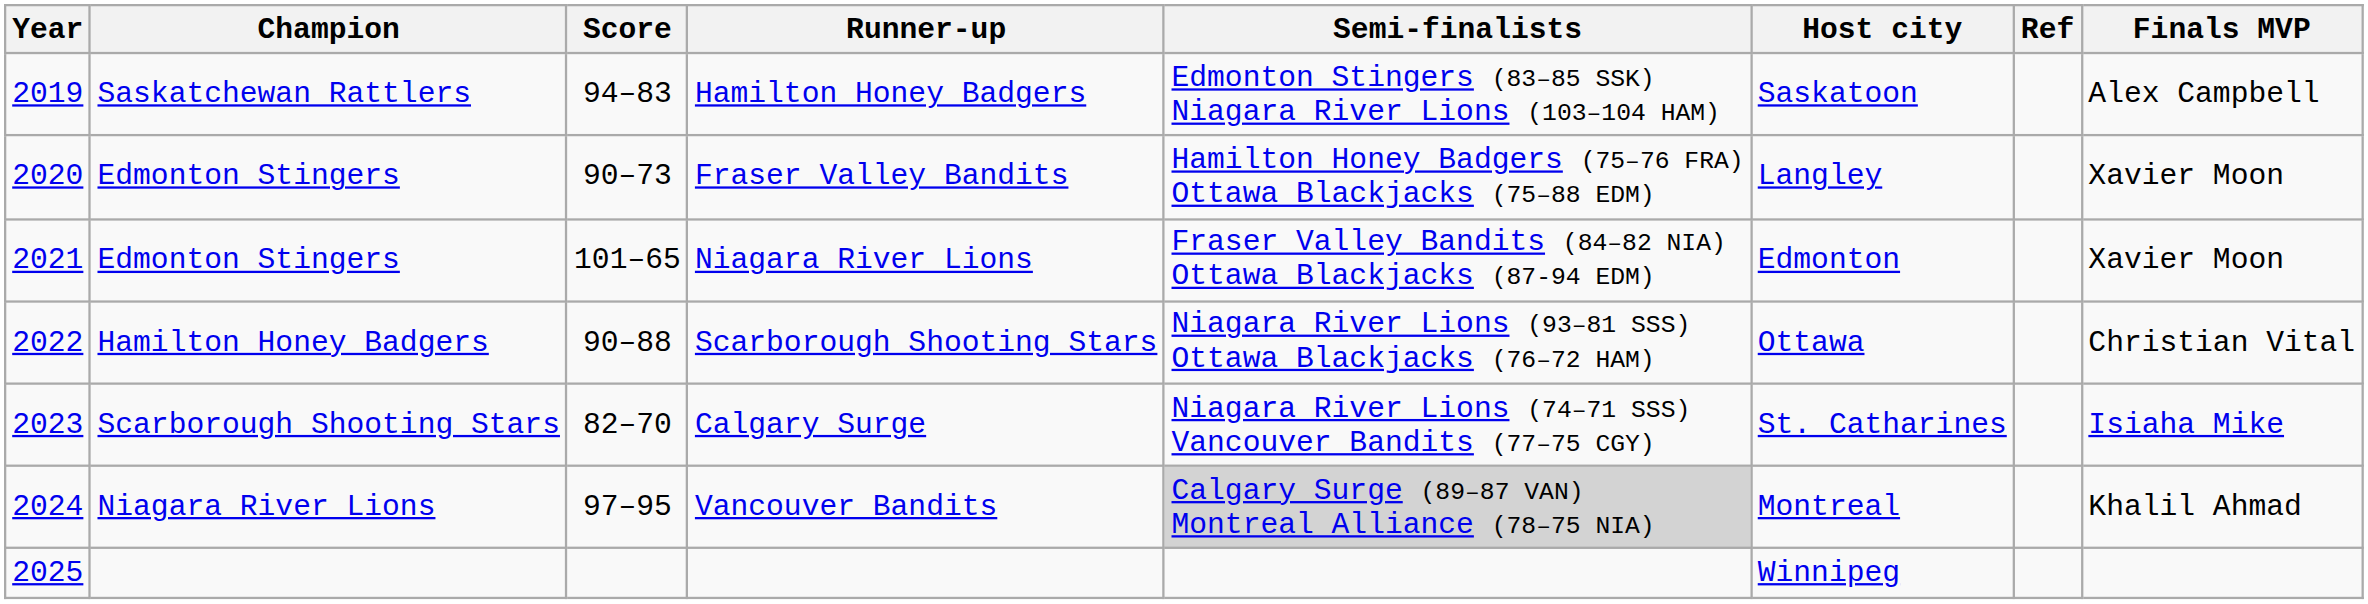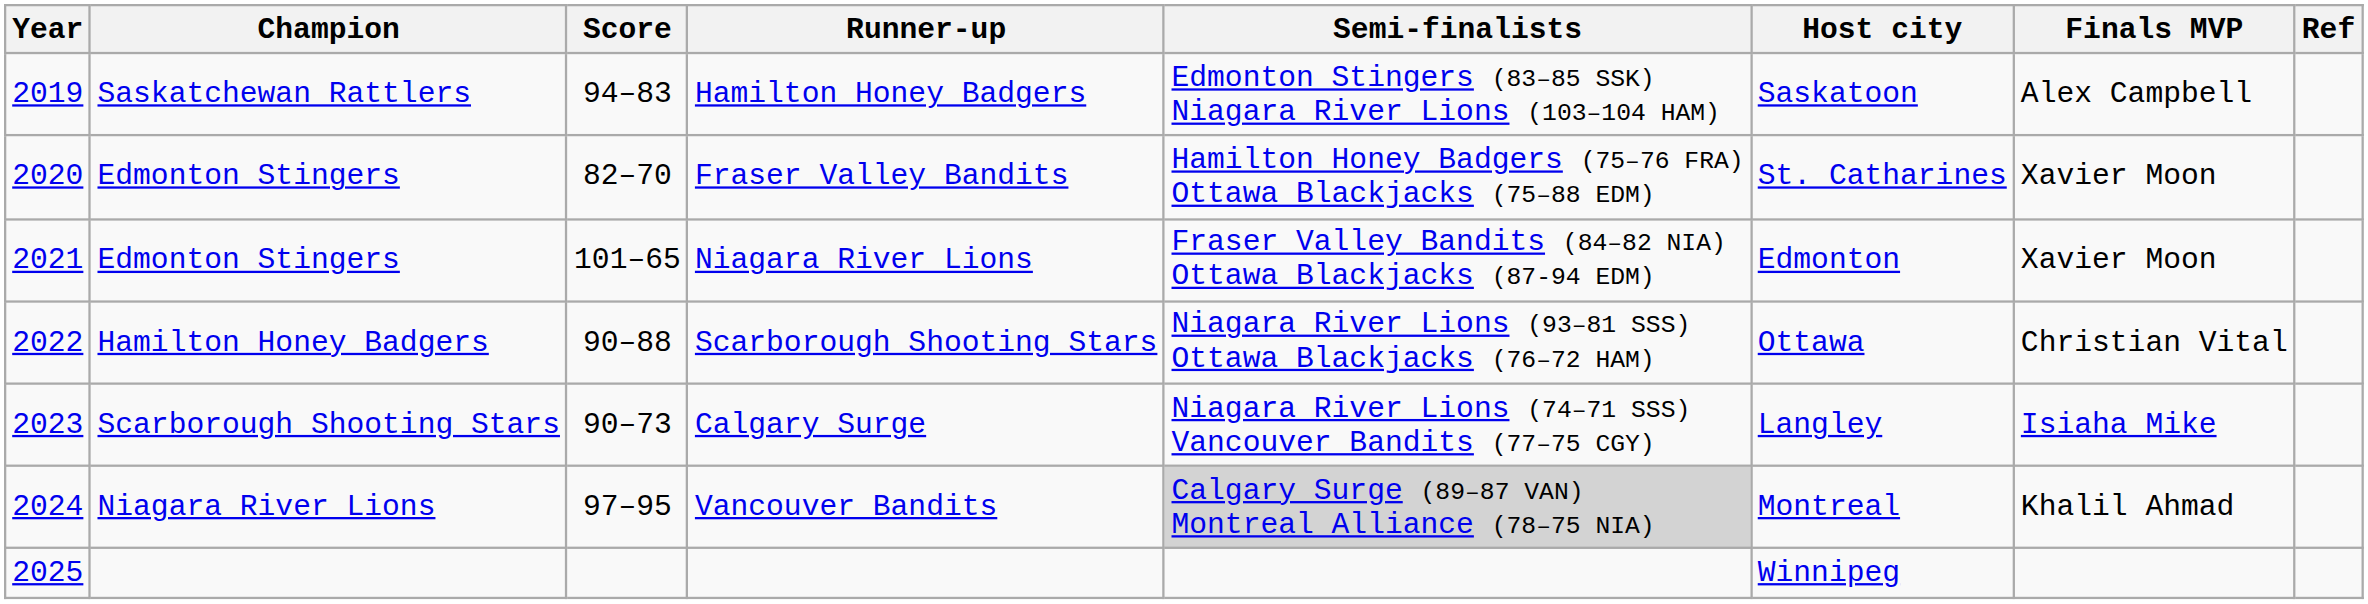columns swapped: (2222, 29) <-> (2048, 29)
(627, 177) 90–73 -> (627, 177) 82–70
(1820, 177) Langley -> (1882, 177) St. Catharines
(627, 425) 82–70 -> (627, 425) 90–73
(1882, 425) St. Catharines -> (1820, 425) Langley
